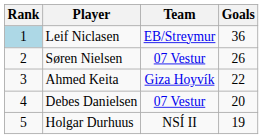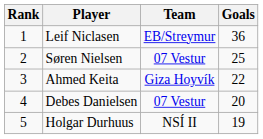(23, 36) lightblue background -> (23, 36) no background
(238, 58) 26 -> (238, 58) 25
